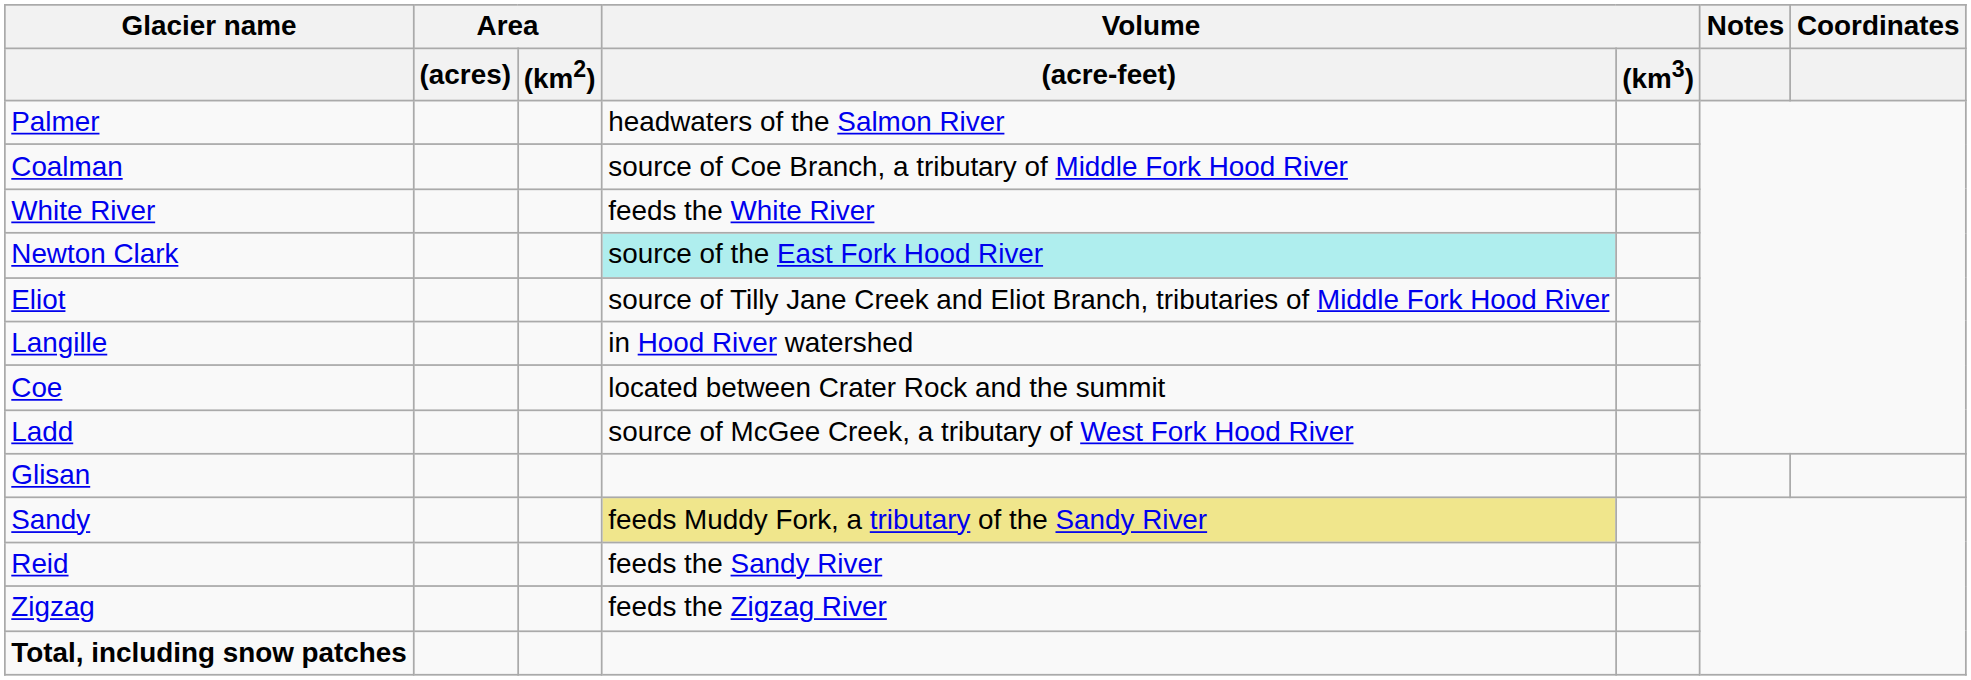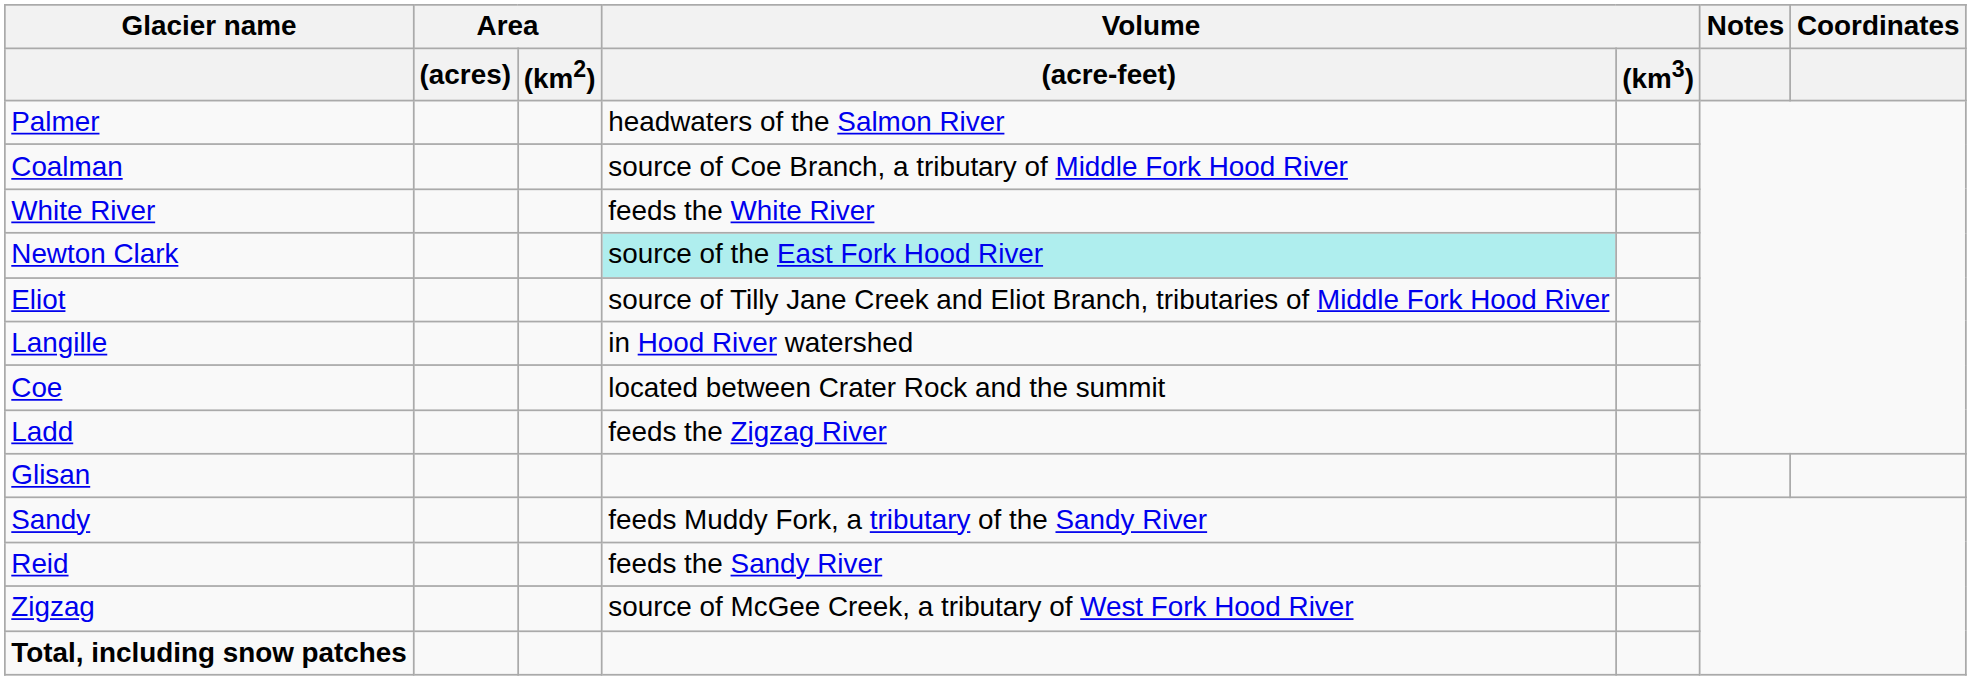(981, 431) source of McGee Creek, a tributary of West Fork Hood River -> (748, 431) feeds the Zigzag River
(908, 519) khaki background -> (908, 519) no background
(748, 608) feeds the Zigzag River -> (981, 608) source of McGee Creek, a tributary of West Fork Hood River
